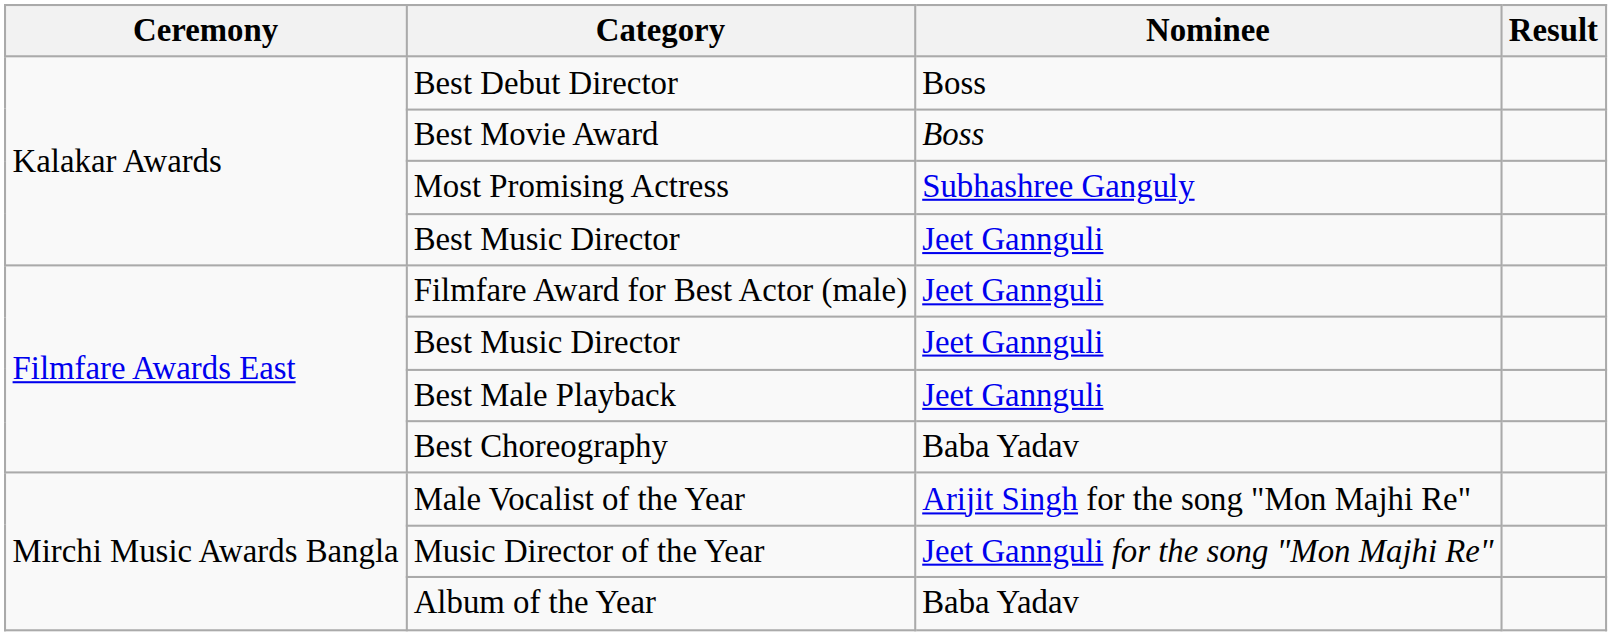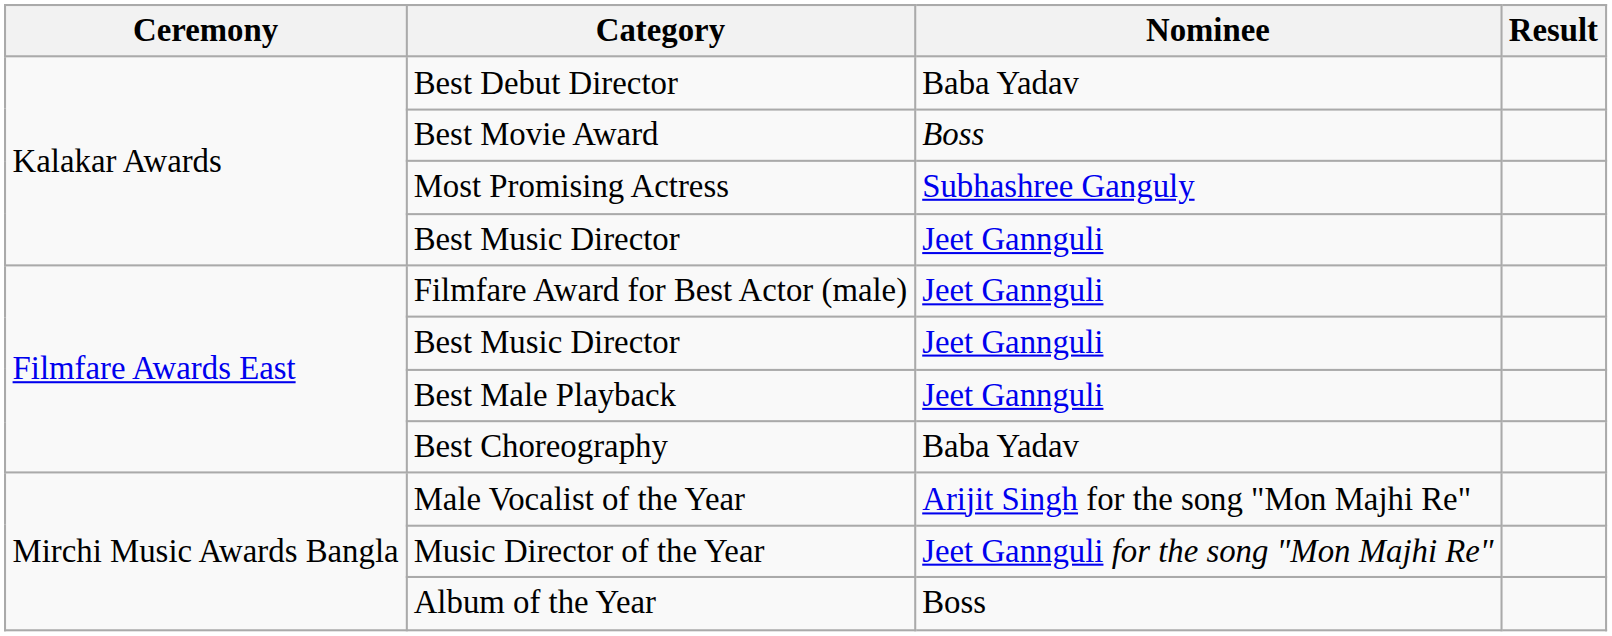(954, 82) Boss -> (1001, 82) Baba Yadav
(1001, 602) Baba Yadav -> (954, 602) Boss
